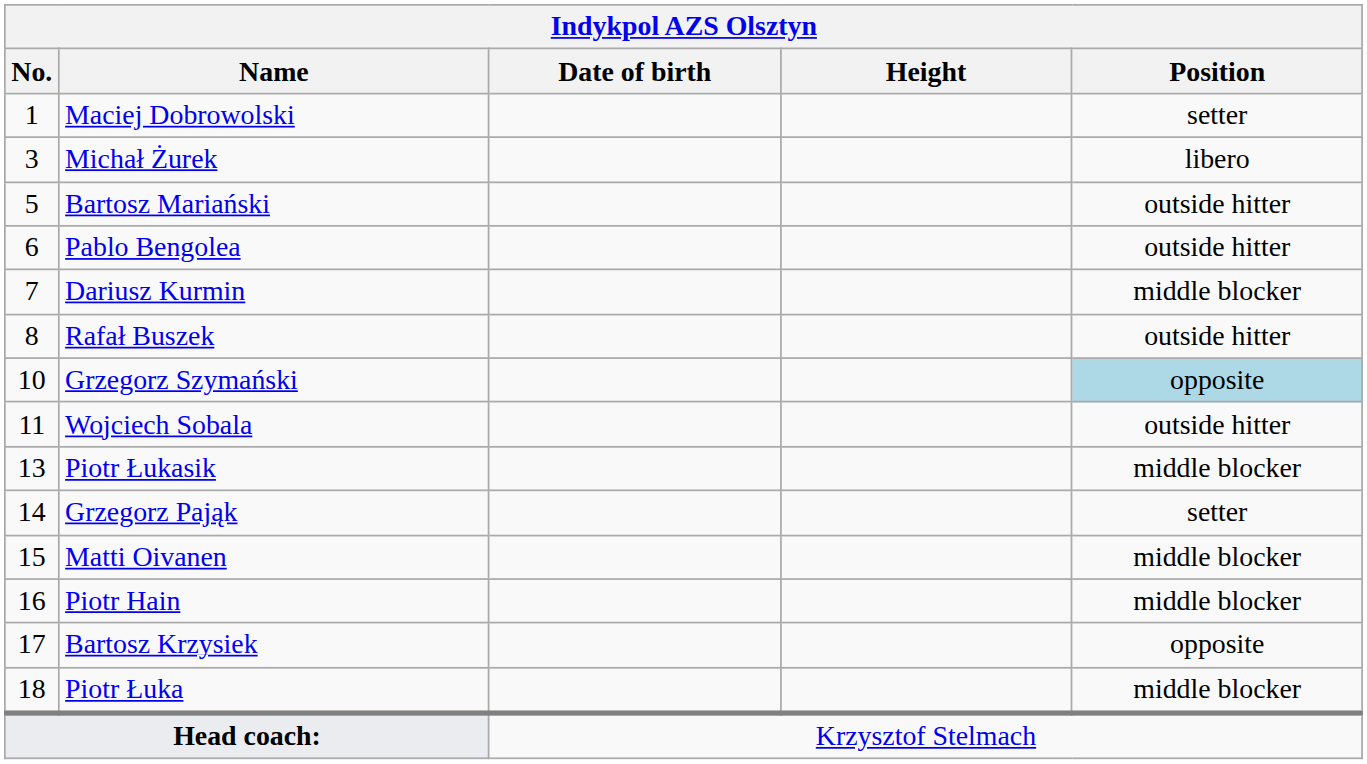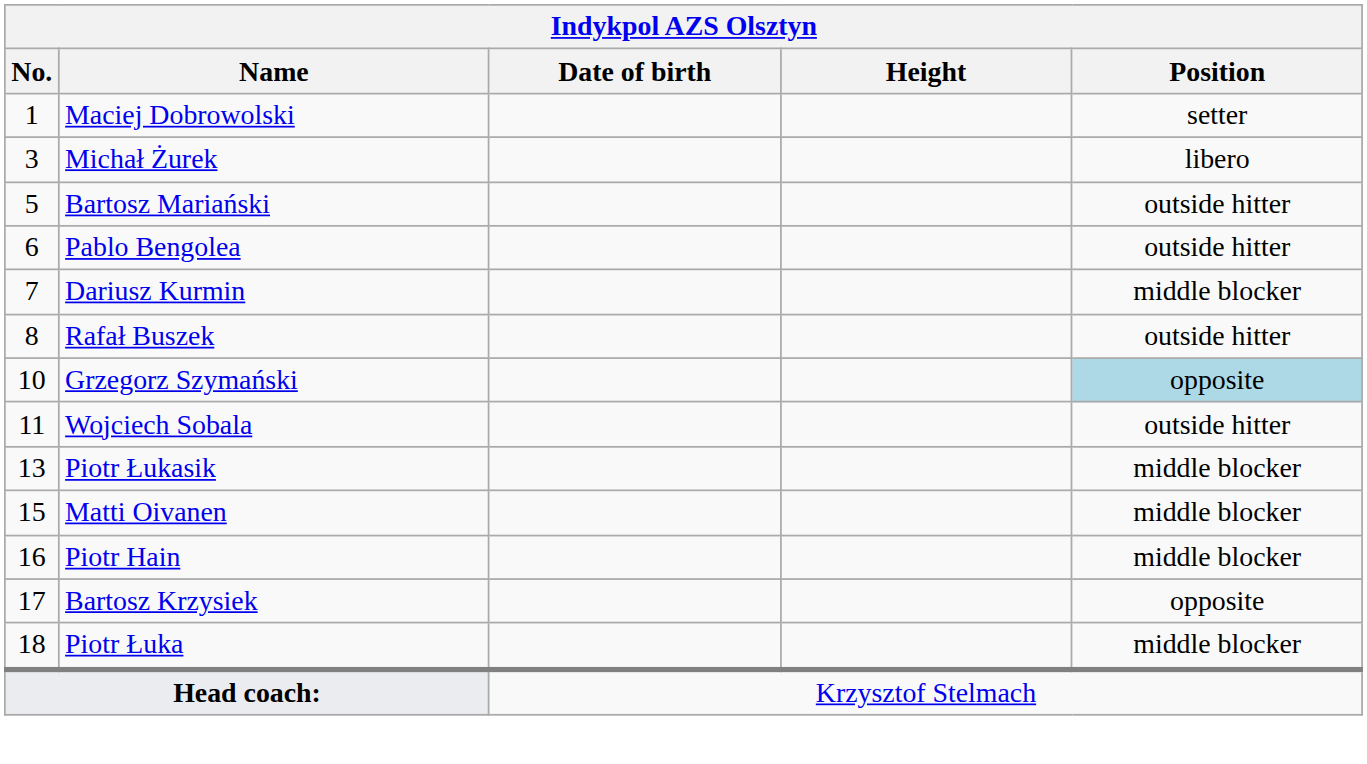- row: (151, 512)
